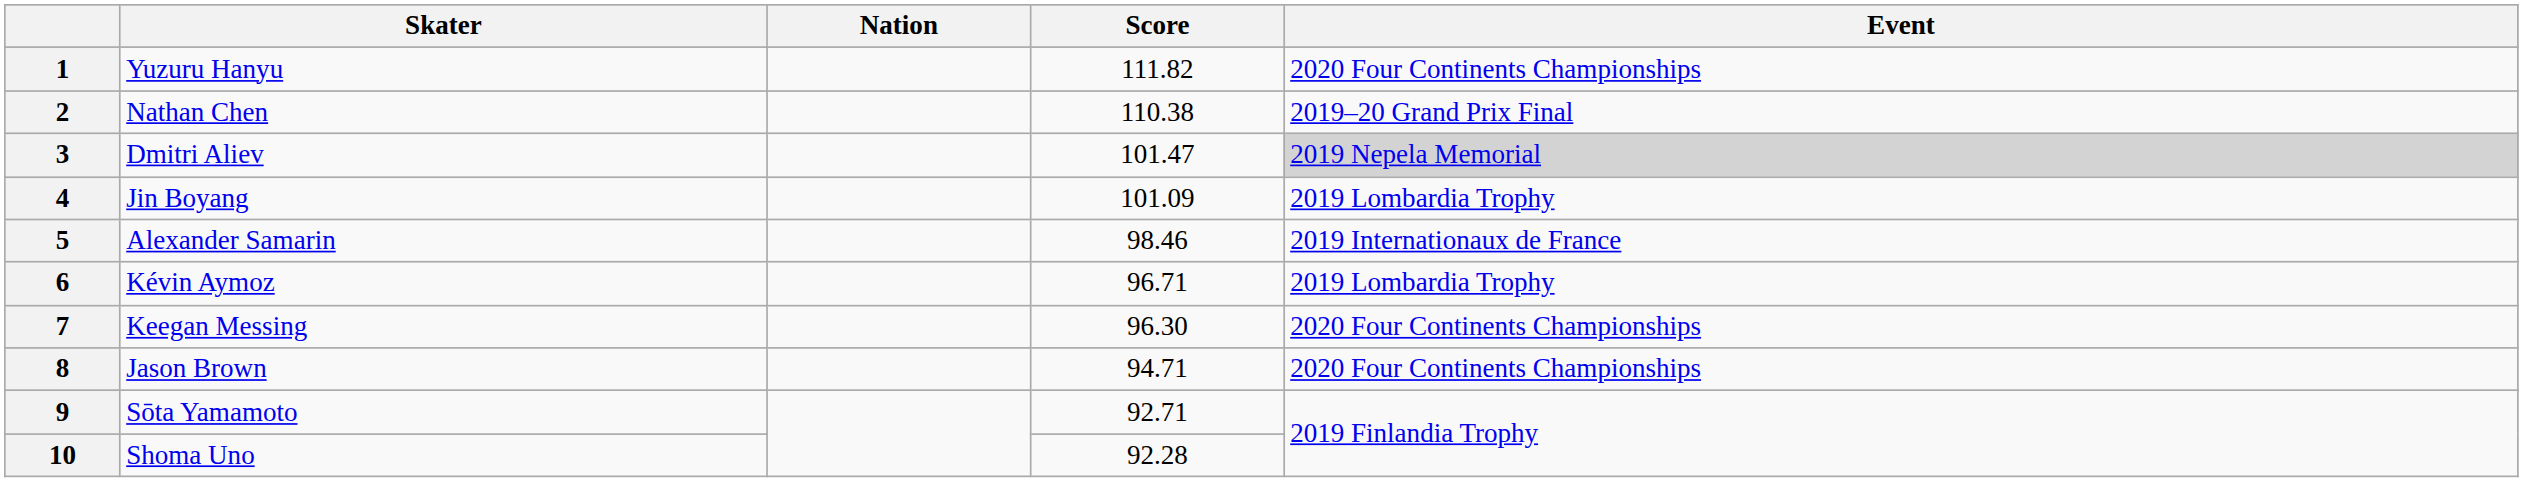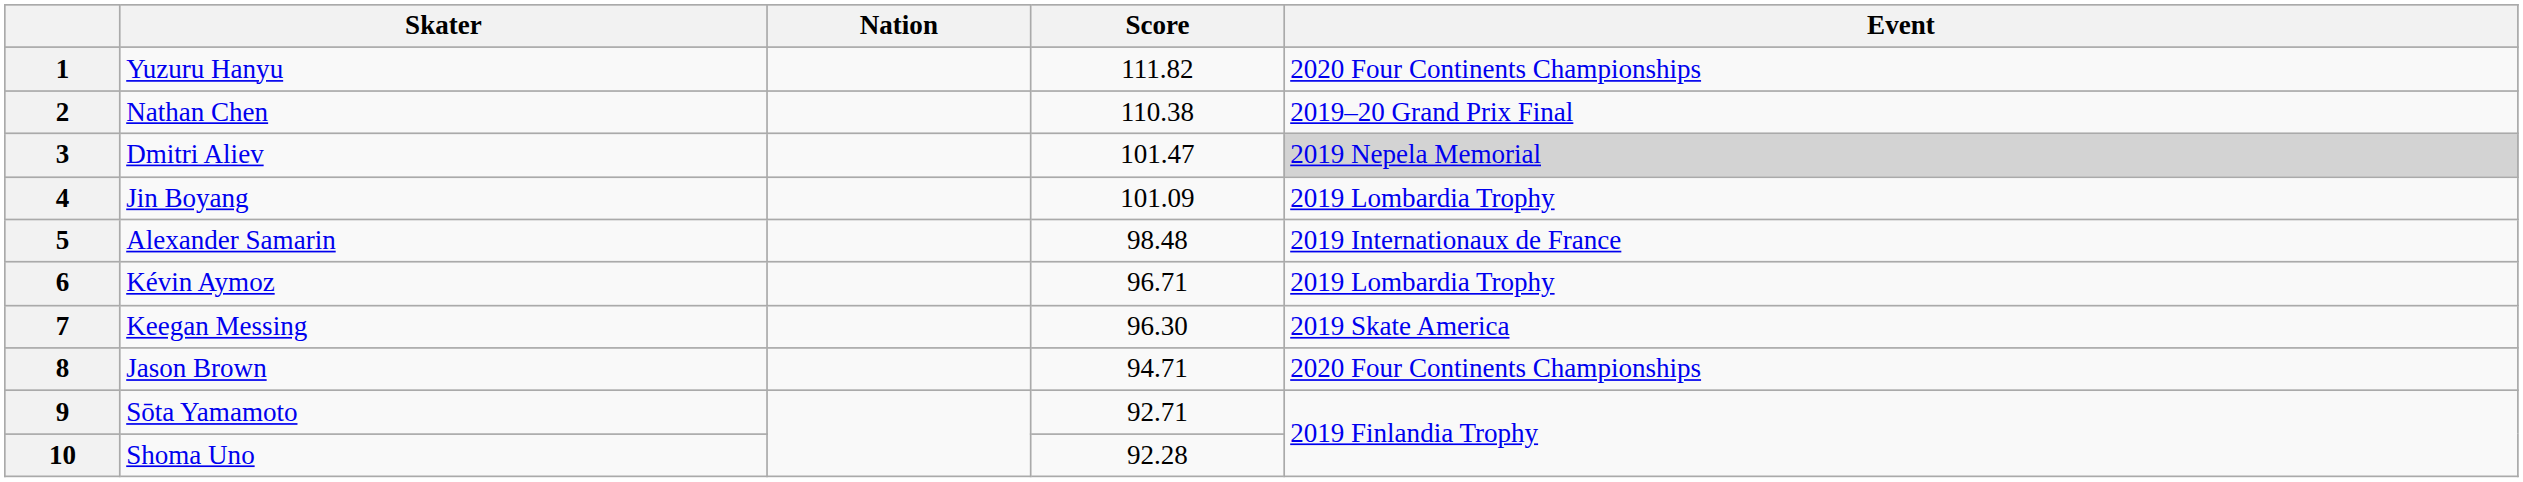(1157, 240) 98.46 -> (1157, 240) 98.48
(1496, 326) 2020 Four Continents Championships -> (1400, 326) 2019 Skate America
